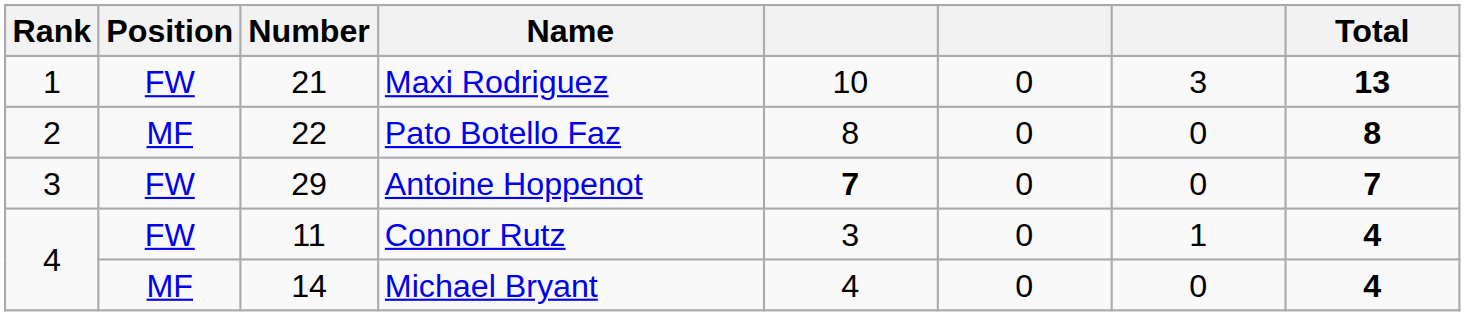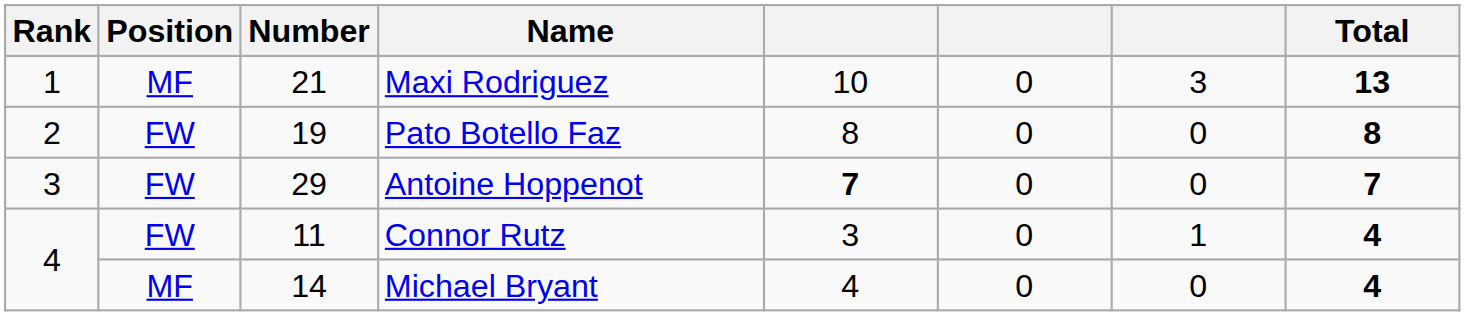(170, 82) FW -> (170, 82) MF
(170, 133) MF -> (170, 133) FW
(309, 133) 22 -> (309, 133) 19
